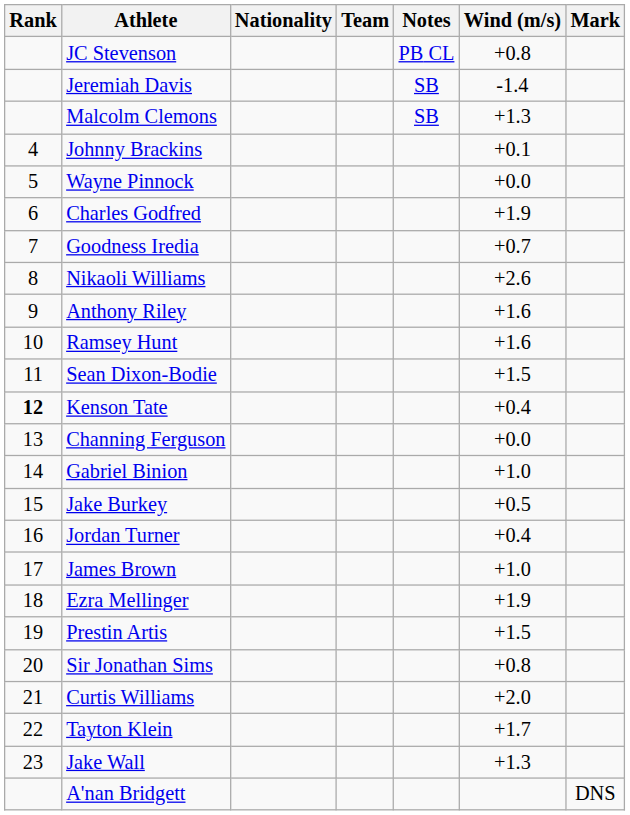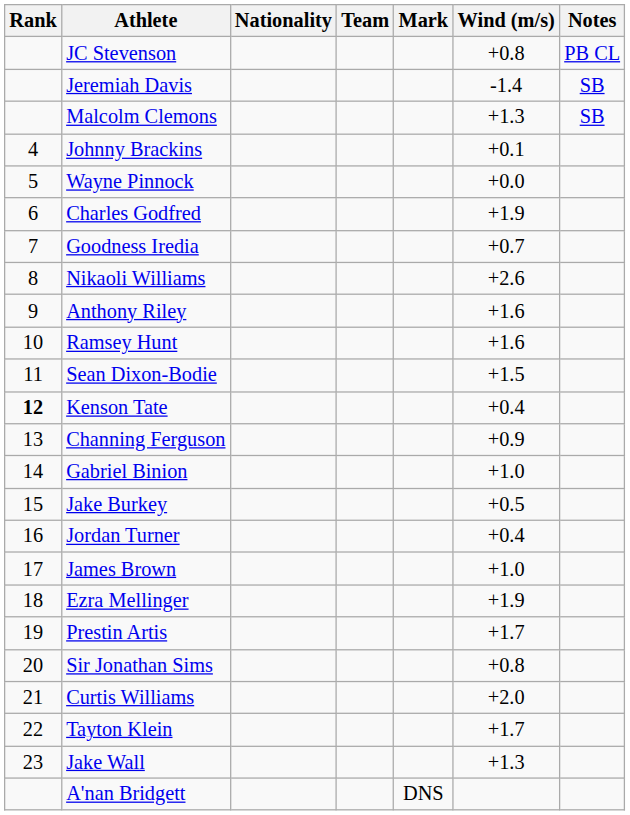columns swapped: (595, 20) <-> (426, 20)
(512, 439) +0.0 -> (506, 439) +0.9
(512, 632) +1.5 -> (506, 632) +1.7
